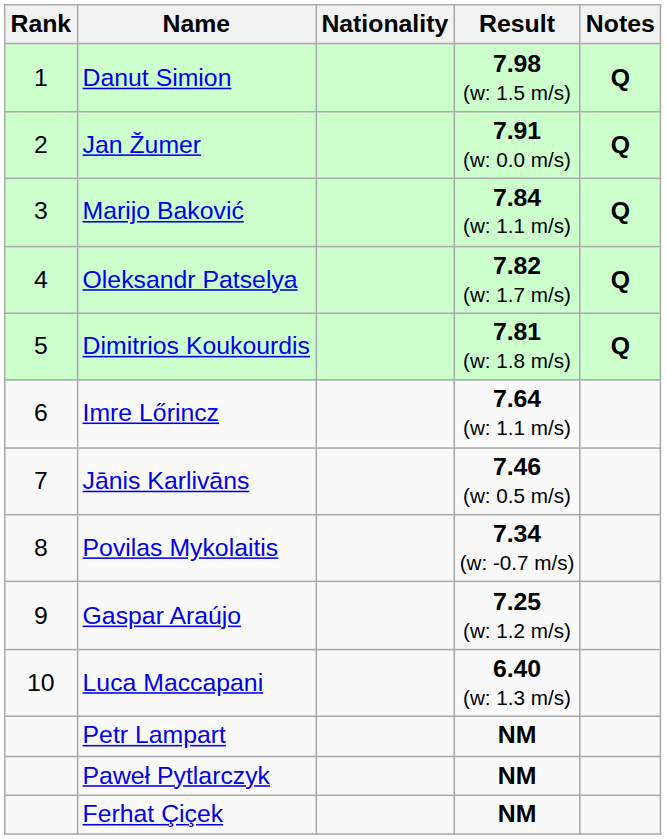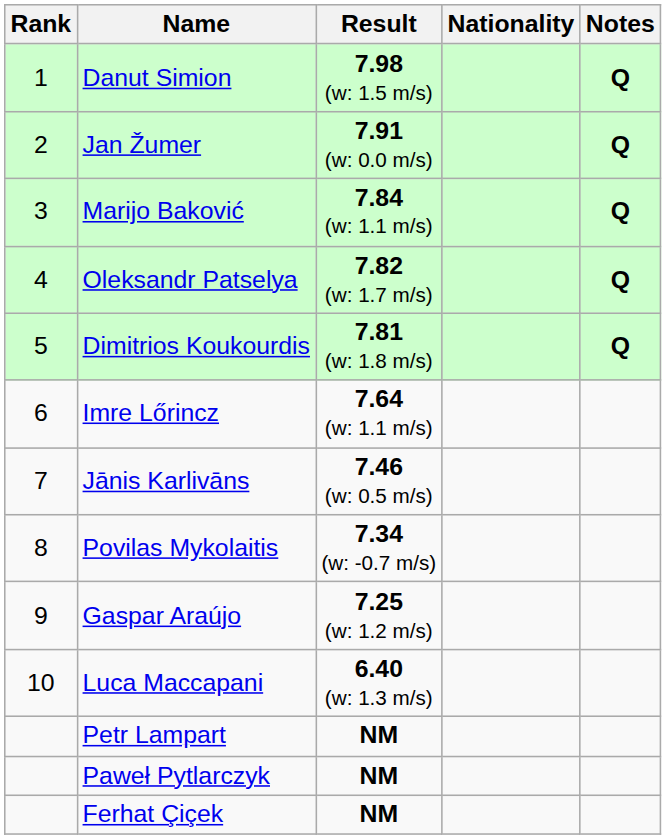columns swapped: (385, 24) <-> (517, 24)
